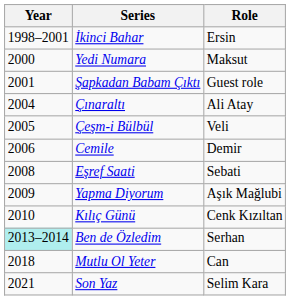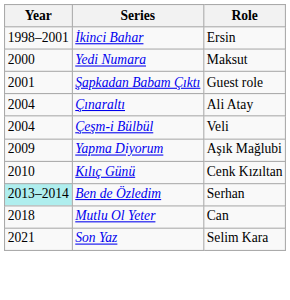(21, 127) 2005 -> (21, 127) 2004
- row: (94, 149)
- row: (105, 171)
